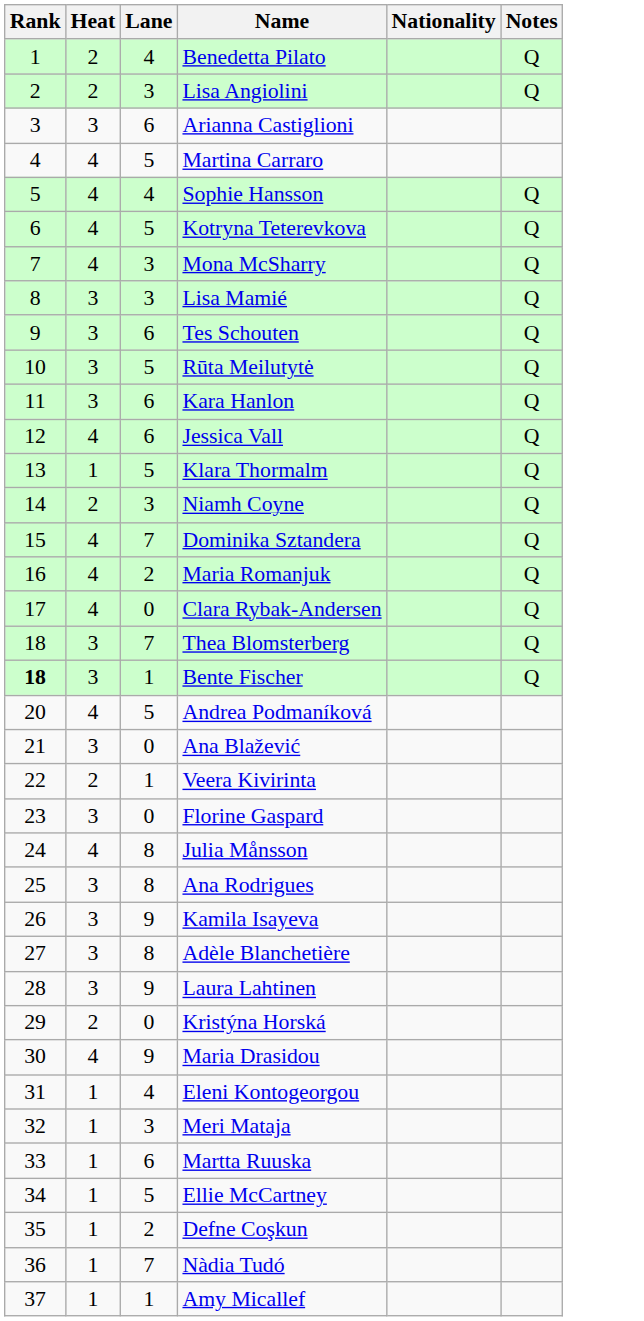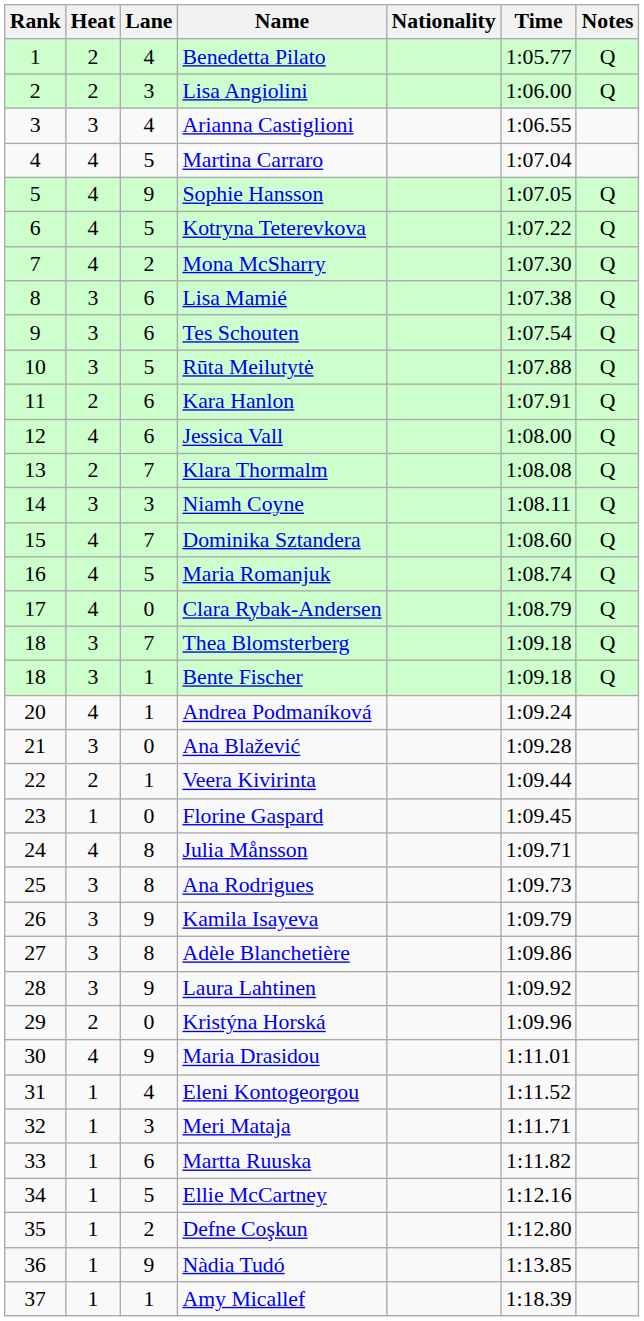+ column: (539, 21)
(149, 125) 6 -> (149, 125) 4
(149, 194) 4 -> (149, 194) 9
(149, 263) 3 -> (149, 263) 2
(149, 297) 3 -> (149, 297) 6
(93, 401) 3 -> (93, 401) 2
(93, 470) 1 -> (93, 470) 2
(149, 470) 5 -> (149, 470) 7
(93, 504) 2 -> (93, 504) 3
(149, 573) 2 -> (149, 573) 5
(35, 677) bold -> (35, 677) normal
(149, 711) 5 -> (149, 711) 1
(93, 815) 3 -> (93, 815) 1
(149, 1264) 7 -> (149, 1264) 9
